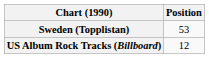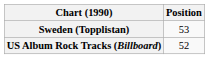(184, 45) 12 -> (184, 45) 52
